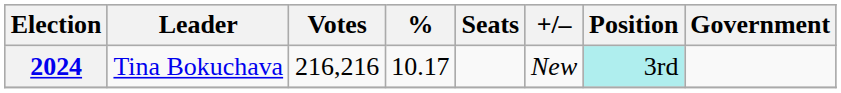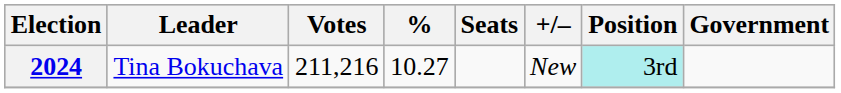(337, 66) 216,216 -> (337, 66) 211,216
(420, 66) 10.17 -> (419, 66) 10.27
